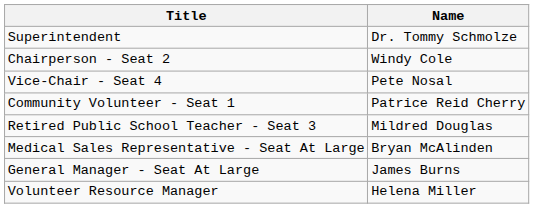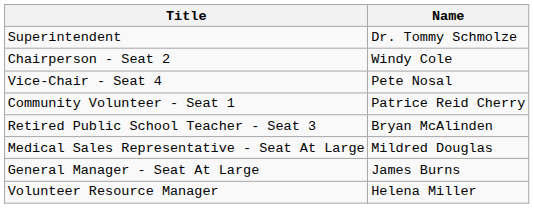(432, 126) Mildred Douglas -> (432, 126) Bryan McAlinden
(432, 148) Bryan McAlinden -> (432, 148) Mildred Douglas
